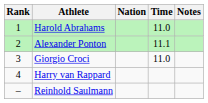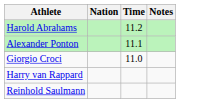- column: (18, 12)
(162, 28) 11.0 -> (134, 28) 11.2
